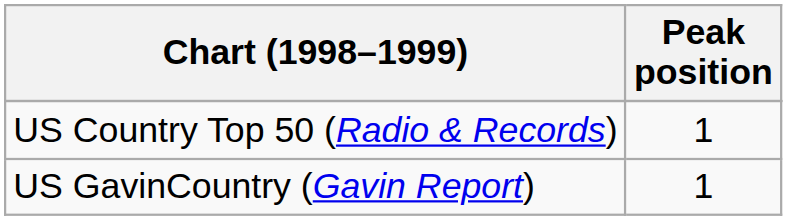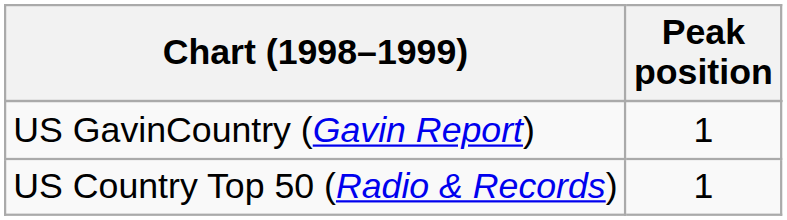rows swapped: (315, 129) <-> (274, 186)
